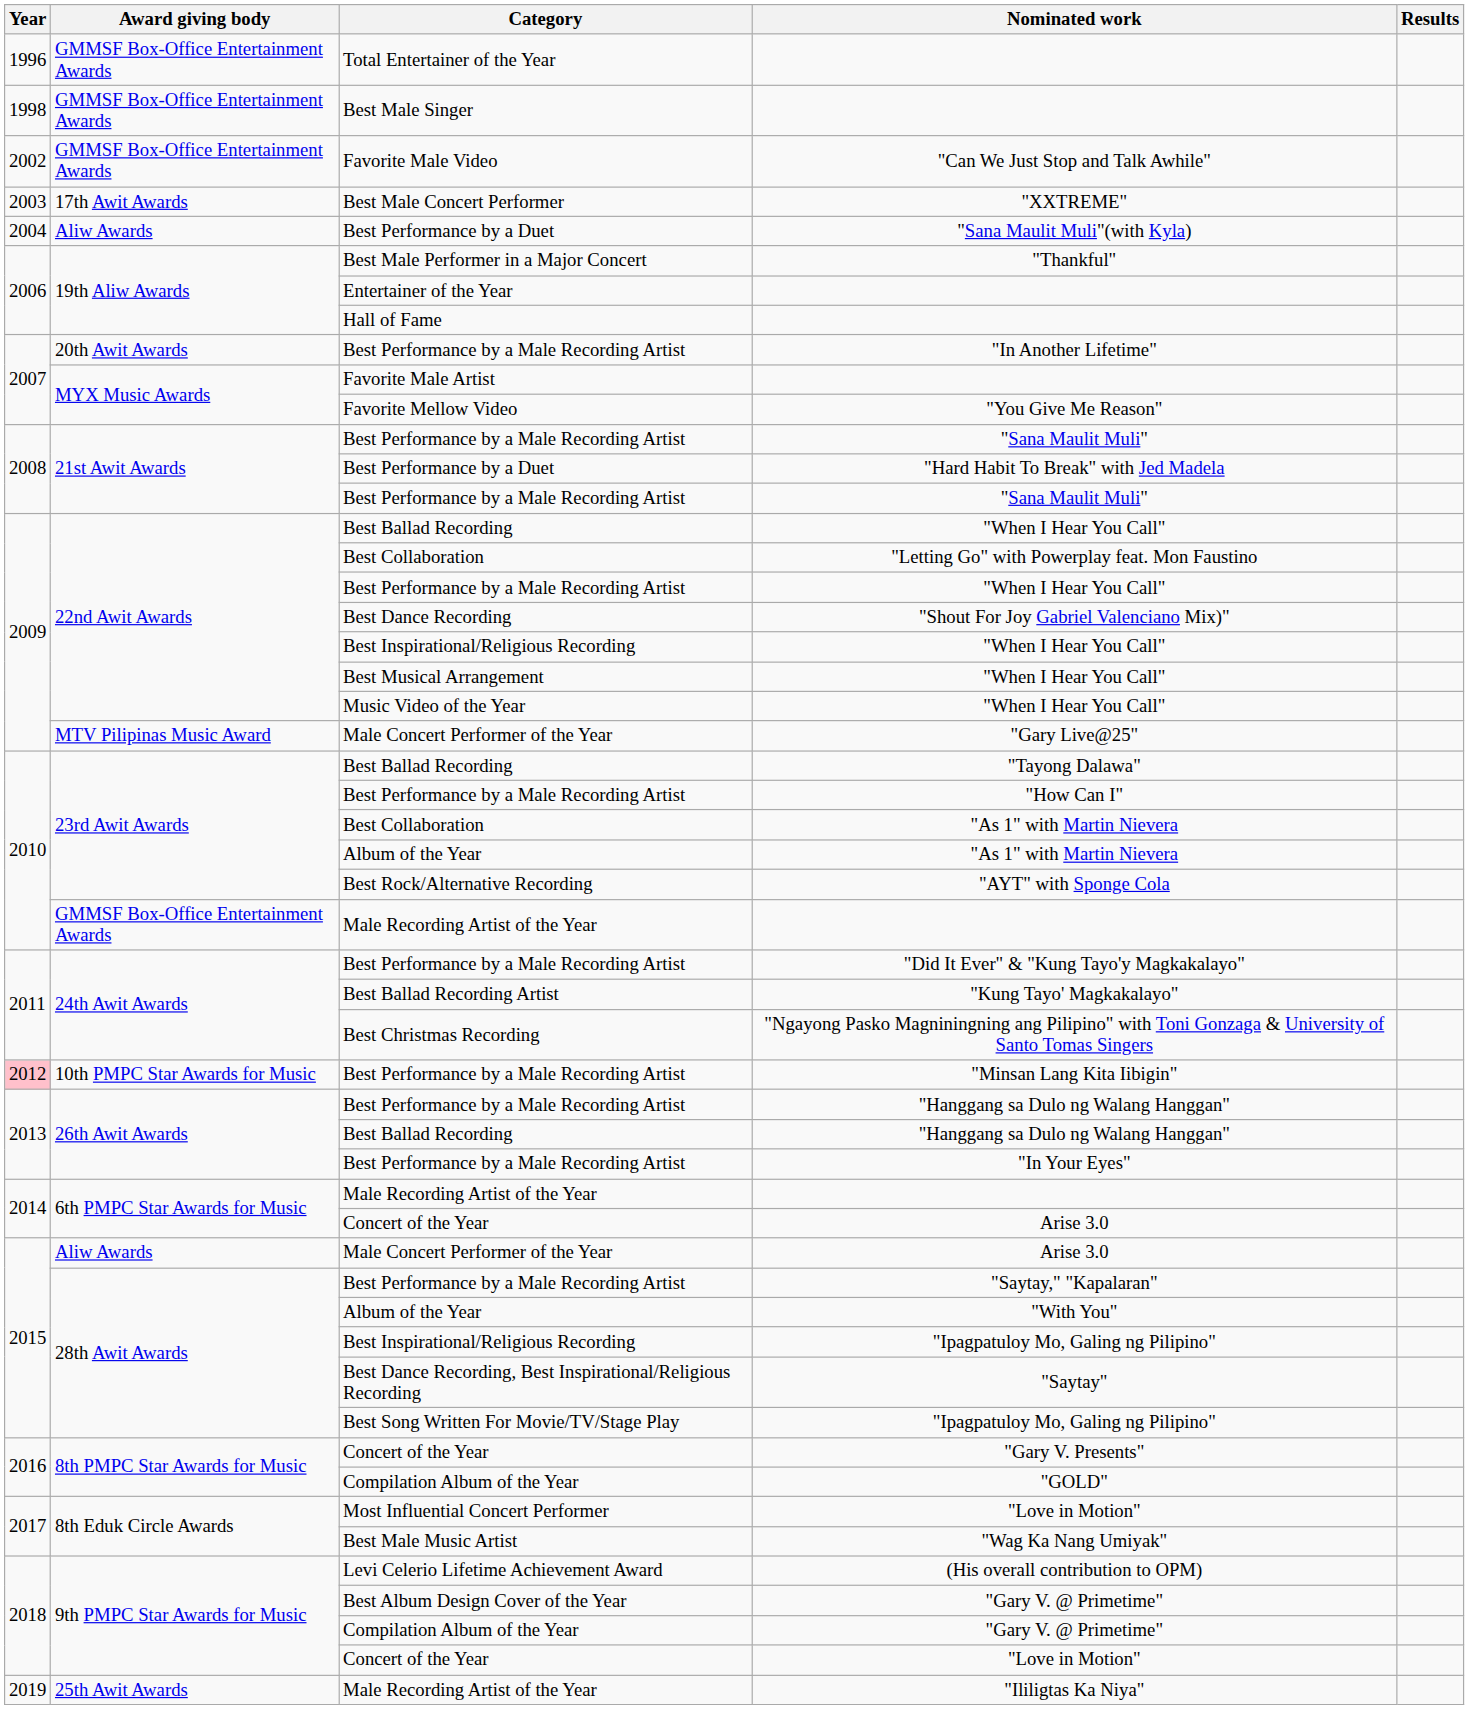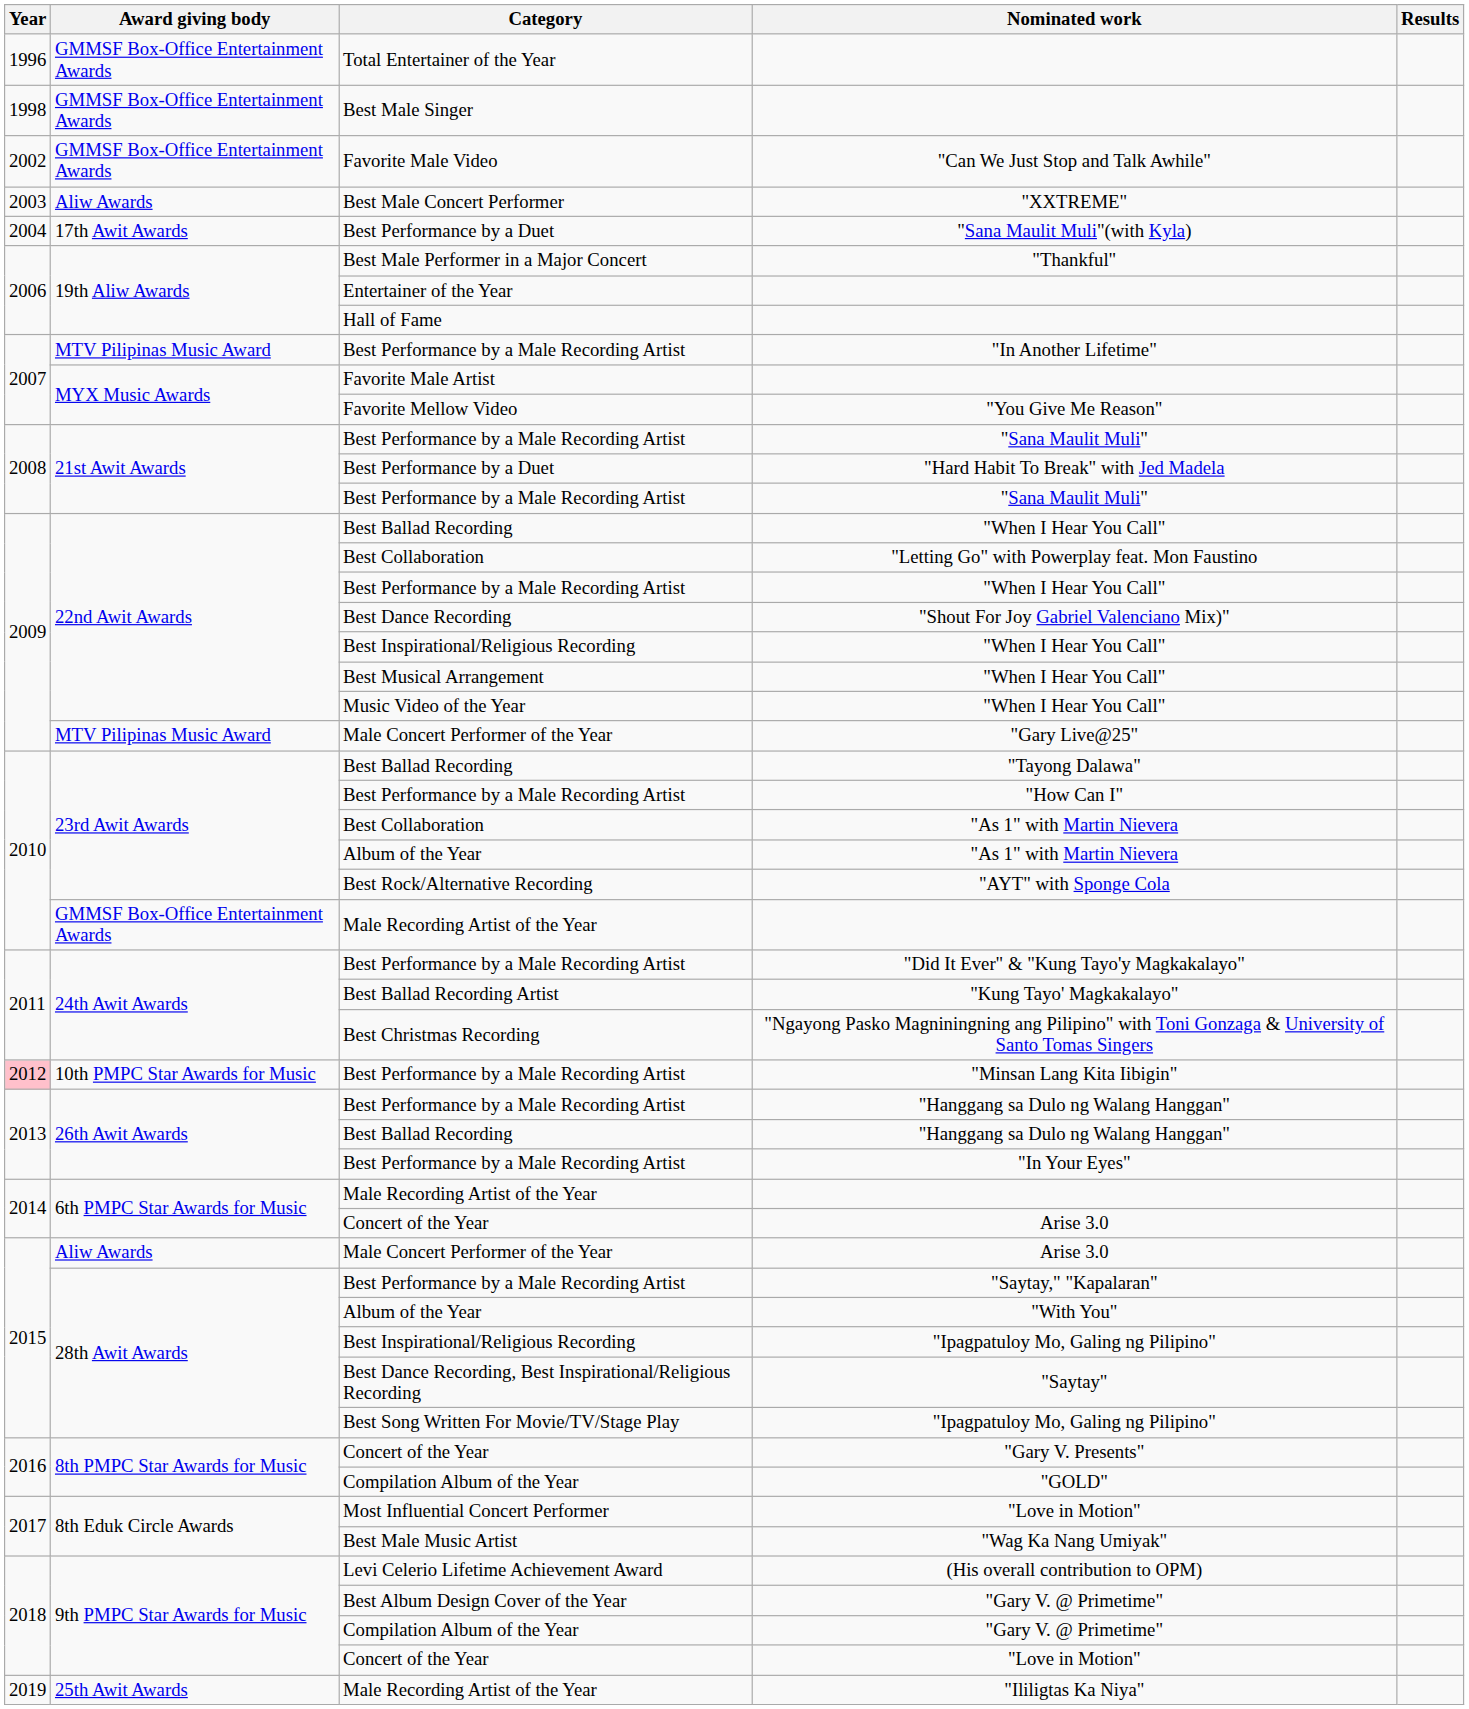(121, 201) 17th Awit Awards -> (104, 201) Aliw Awards
(104, 230) Aliw Awards -> (121, 230) 17th Awit Awards
(121, 349) 20th Awit Awards -> (163, 349) MTV Pilipinas Music Award
